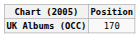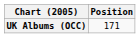(112, 26) 170 -> (112, 26) 171
